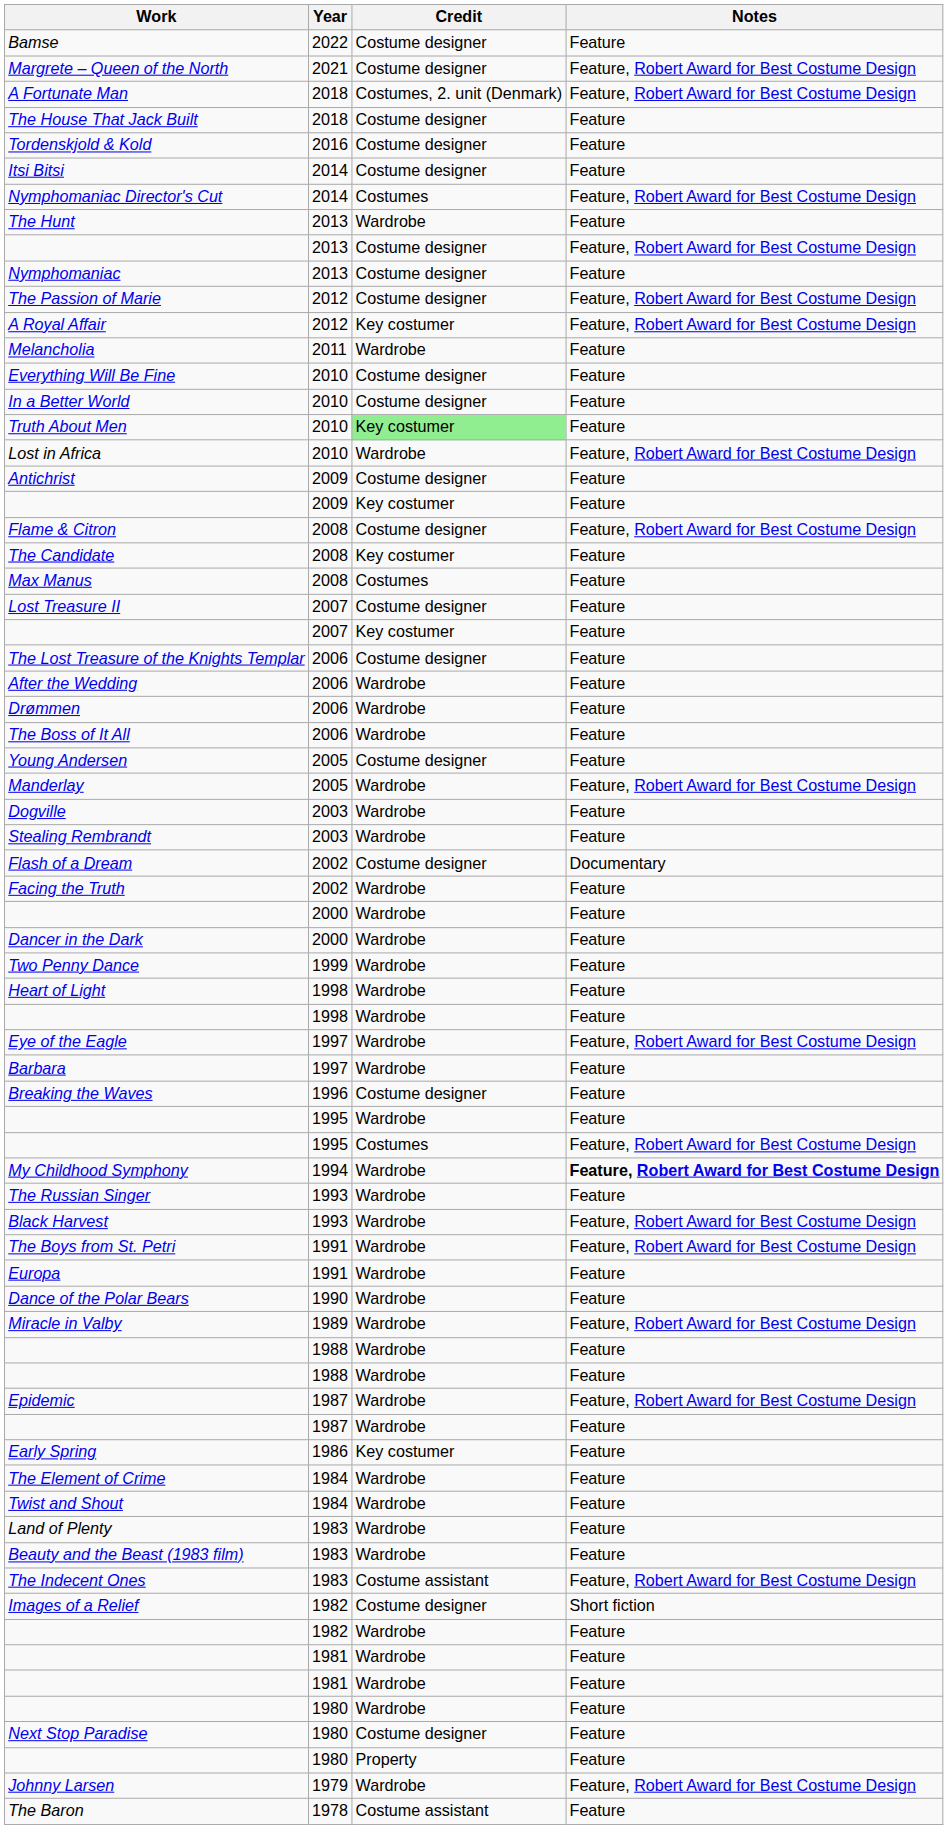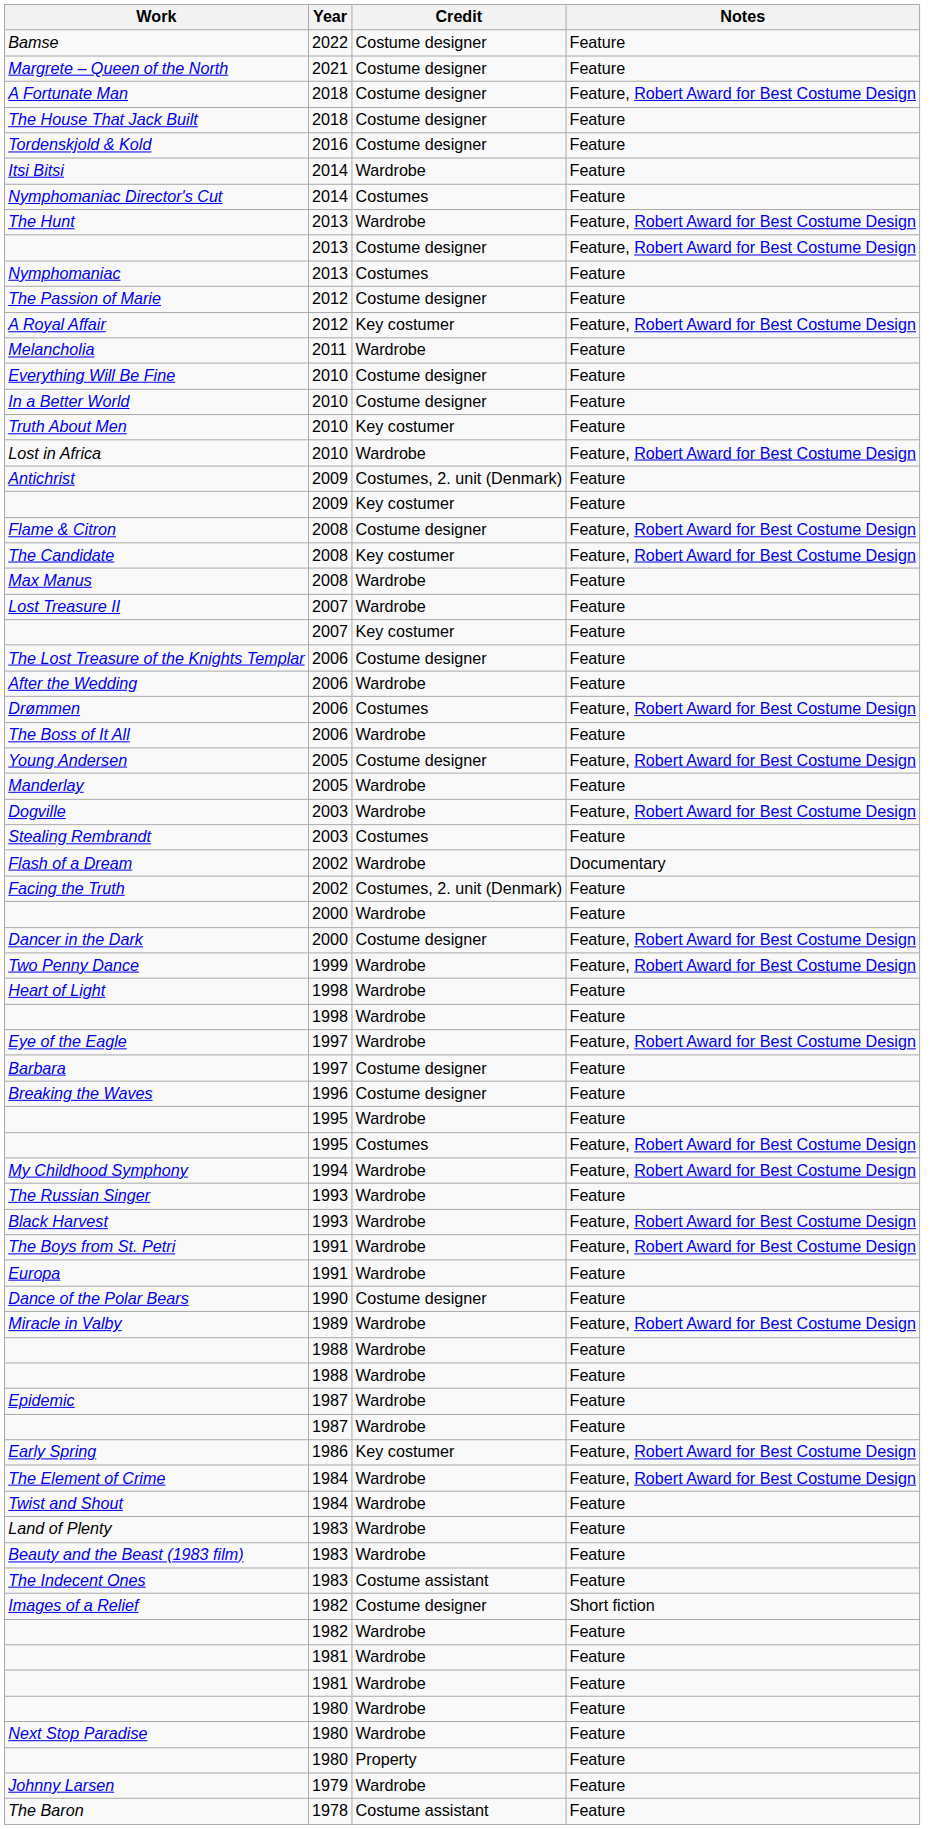(743, 68) Feature, Robert Award for Best Costume Design -> (597, 68) Feature
(459, 94) Costumes, 2. unit (Denmark) -> (421, 94) Costume designer
(421, 171) Costume designer -> (391, 171) Wardrobe
(743, 196) Feature, Robert Award for Best Costume Design -> (597, 196) Feature
(597, 222) Feature -> (743, 222) Feature, Robert Award for Best Costume Design
(421, 273) Costume designer -> (392, 273) Costumes
(743, 299) Feature, Robert Award for Best Costume Design -> (597, 299) Feature
(405, 427) lightgreen background -> (405, 427) no background
(421, 478) Costume designer -> (459, 478) Costumes, 2. unit (Denmark)
(597, 555) Feature -> (743, 555) Feature, Robert Award for Best Costume Design
(392, 581) Costumes -> (391, 581) Wardrobe
(421, 606) Costume designer -> (391, 606) Wardrobe
(391, 709) Wardrobe -> (392, 709) Costumes
(597, 709) Feature -> (743, 709) Feature, Robert Award for Best Costume Design
(597, 760) Feature -> (743, 760) Feature, Robert Award for Best Costume Design
(743, 786) Feature, Robert Award for Best Costume Design -> (597, 786) Feature
(597, 811) Feature -> (743, 811) Feature, Robert Award for Best Costume Design
(391, 837) Wardrobe -> (392, 837) Costumes
(421, 863) Costume designer -> (391, 863) Wardrobe
(391, 888) Wardrobe -> (459, 888) Costumes, 2. unit (Denmark)
(391, 939) Wardrobe -> (421, 939) Costume designer
(597, 939) Feature -> (743, 939) Feature, Robert Award for Best Costume Design
(597, 965) Feature -> (743, 965) Feature, Robert Award for Best Costume Design
(391, 1068) Wardrobe -> (421, 1068) Costume designer
(754, 1170) bold -> (743, 1170) normal
(391, 1298) Wardrobe -> (421, 1298) Costume designer
(743, 1401) Feature, Robert Award for Best Costume Design -> (597, 1401) Feature
(597, 1452) Feature -> (743, 1452) Feature, Robert Award for Best Costume Design
(597, 1478) Feature -> (743, 1478) Feature, Robert Award for Best Costume Design
(743, 1580) Feature, Robert Award for Best Costume Design -> (597, 1580) Feature
(421, 1734) Costume designer -> (391, 1734) Wardrobe
(743, 1785) Feature, Robert Award for Best Costume Design -> (597, 1785) Feature
